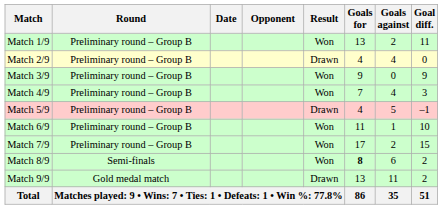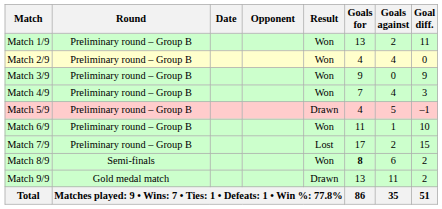(324, 58) Drawn -> (324, 58) Won
(324, 144) Won -> (324, 144) Lost
